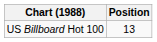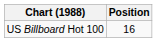(129, 29) 13 -> (129, 29) 16
